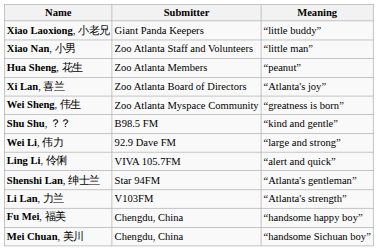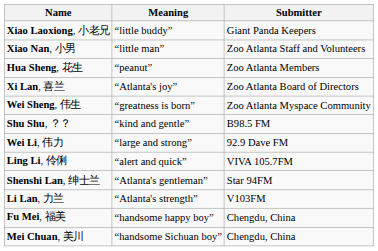columns swapped: (317, 12) <-> (187, 12)
